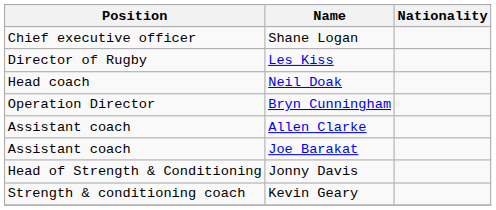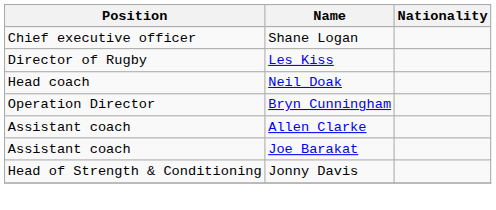- row: (313, 194)
